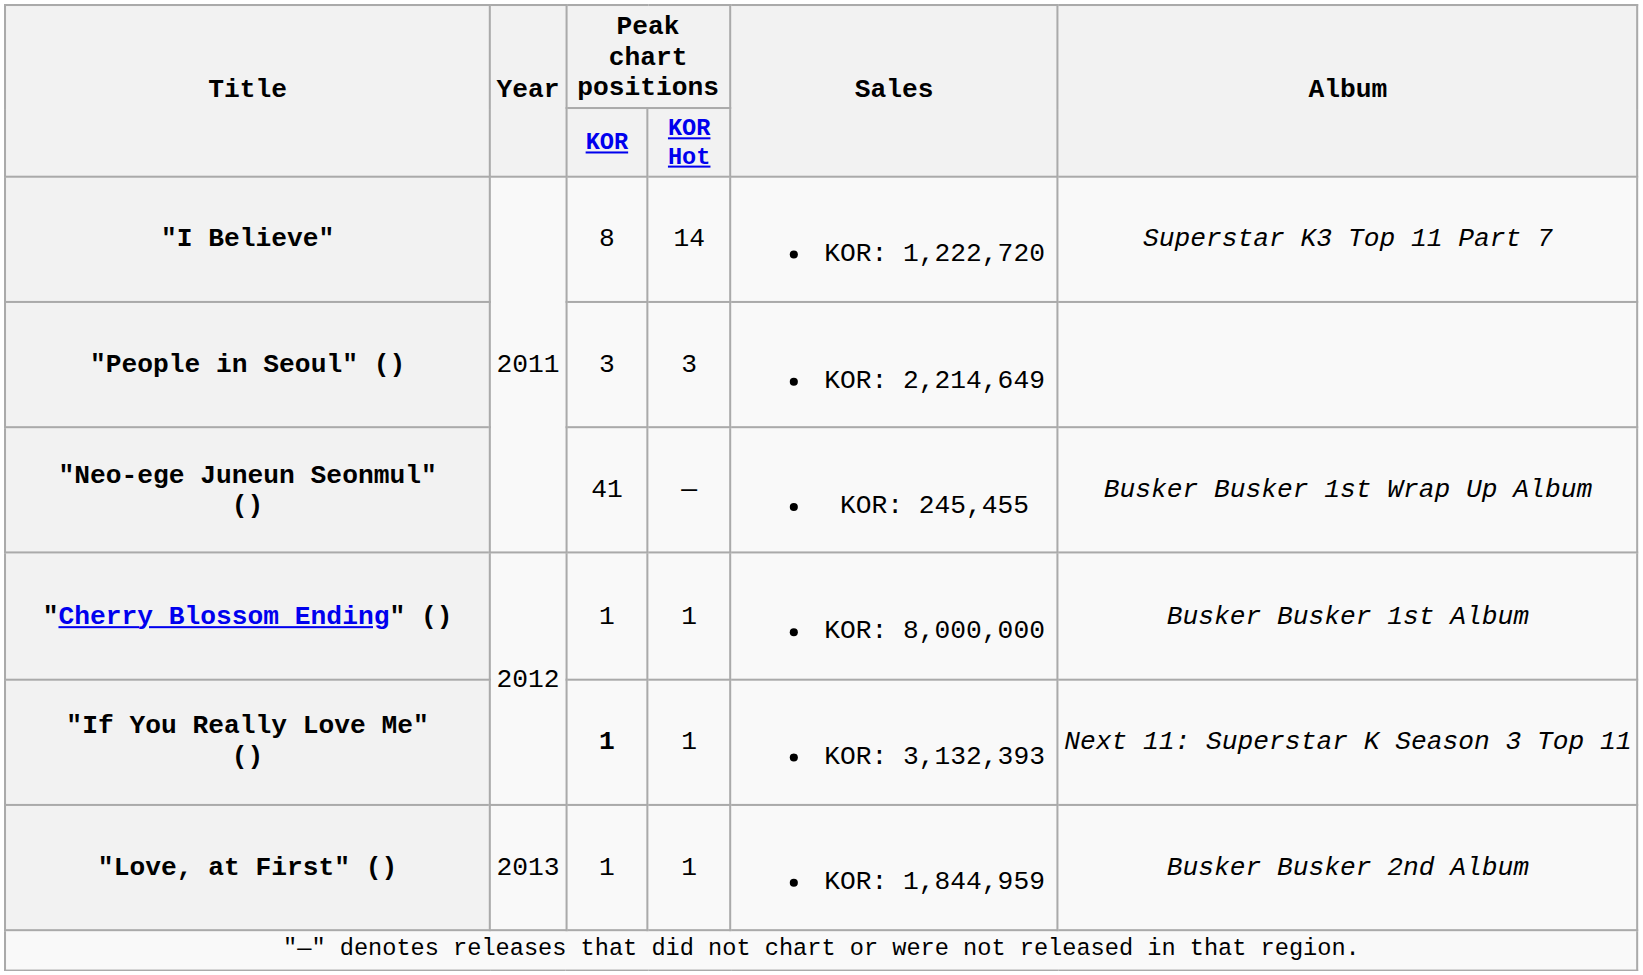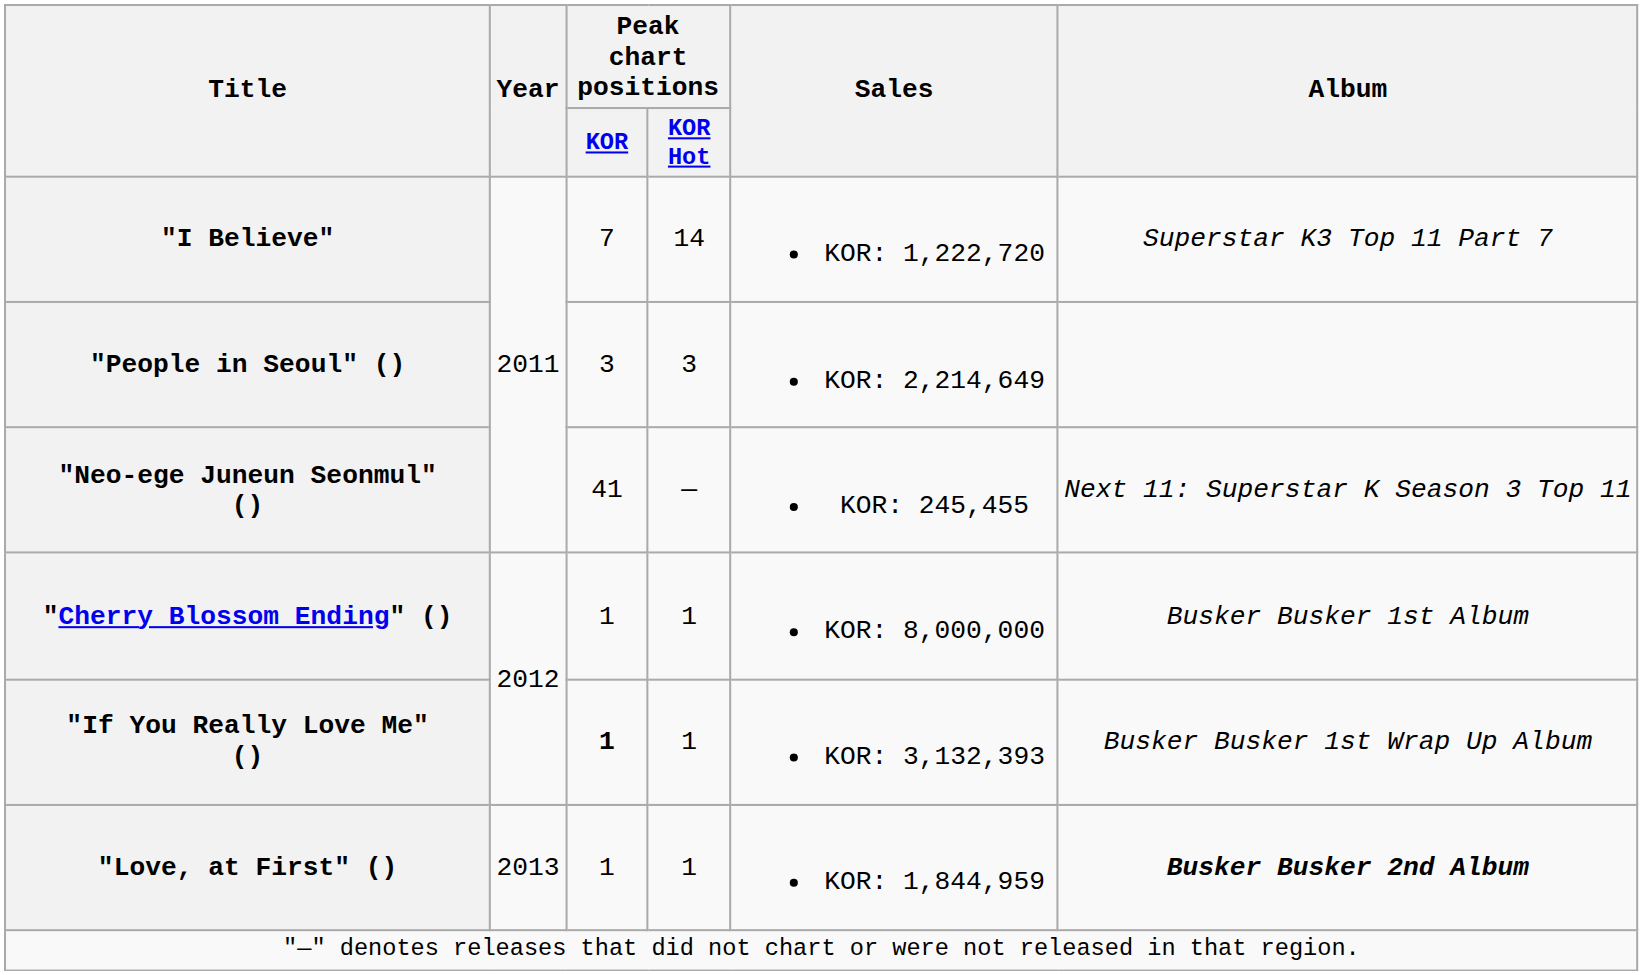(607, 239) 8 -> (607, 239) 7
(1348, 490) Busker Busker 1st Wrap Up Album -> (1348, 490) Next 11: Superstar K Season 3 Top 11
(1348, 742) Next 11: Superstar K Season 3 Top 11 -> (1348, 742) Busker Busker 1st Wrap Up Album
(1348, 867) normal -> (1348, 867) bold
